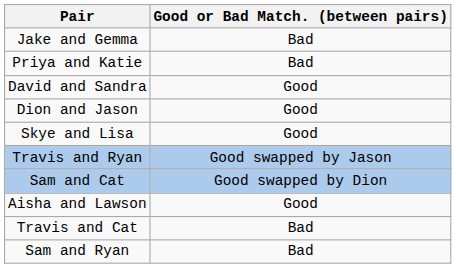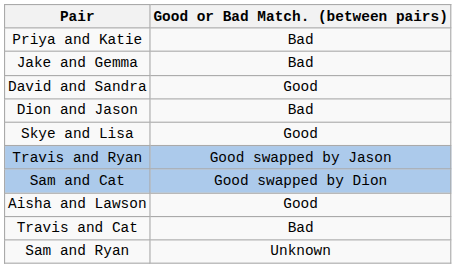rows swapped: (77, 63) <-> (77, 40)
(301, 110) Good -> (301, 110) Bad
(301, 251) Bad -> (301, 251) Unknown
